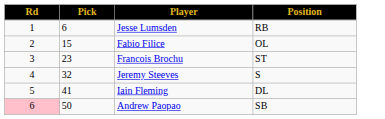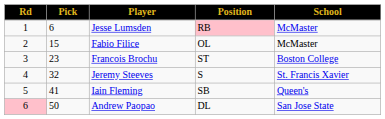+ column: (328, 12)
(262, 28) no background -> (204, 28) pink background
(262, 91) DL -> (203, 91) SB
(261, 106) SB -> (204, 106) DL
